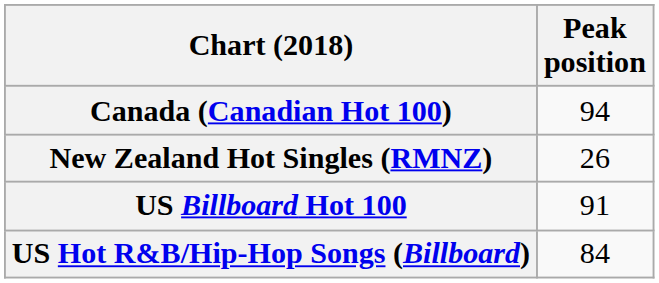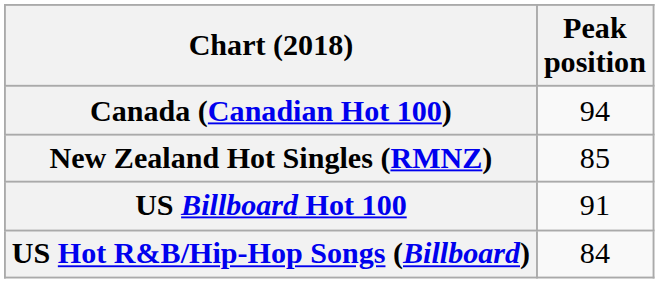(595, 157) 26 -> (595, 157) 85
